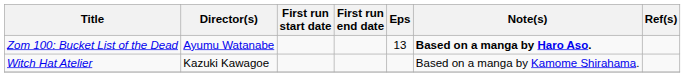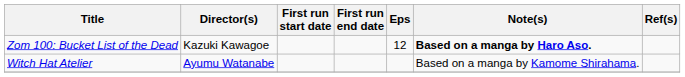(229, 44) Ayumu Watanabe -> (226, 44) Kazuki Kawagoe
(400, 44) 13 -> (400, 44) 12
(226, 63) Kazuki Kawagoe -> (229, 63) Ayumu Watanabe
